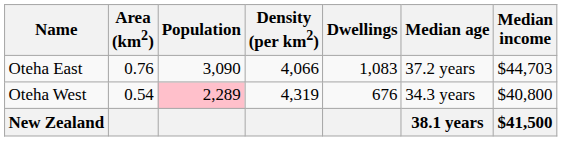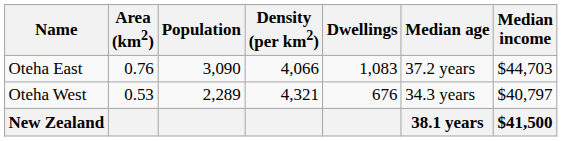(139, 95) 0.54 -> (139, 95) 0.53
(222, 95) pink background -> (222, 95) no background
(300, 95) 4,319 -> (300, 95) 4,321
(525, 95) $40,800 -> (525, 95) $40,797
